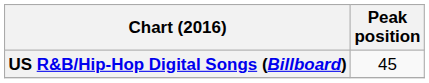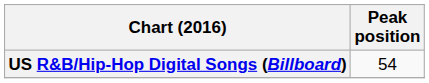(387, 63) 45 -> (387, 63) 54
